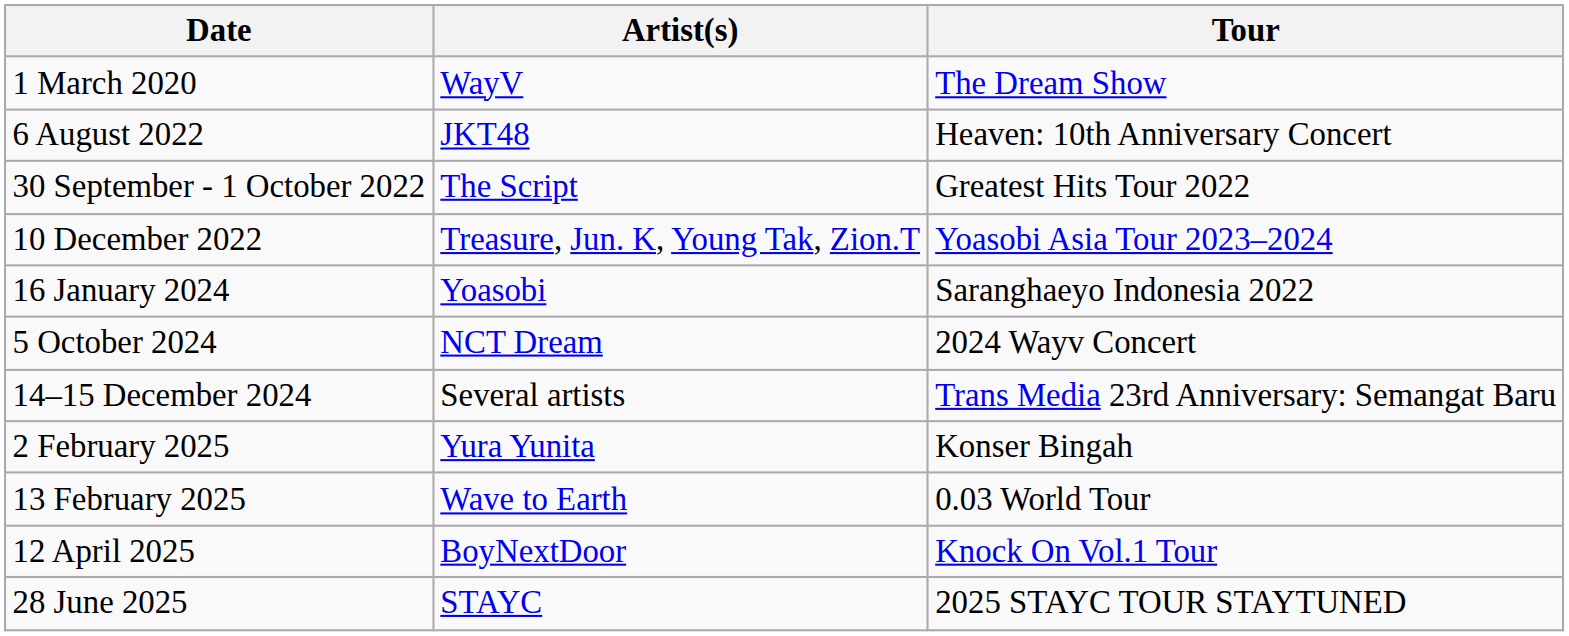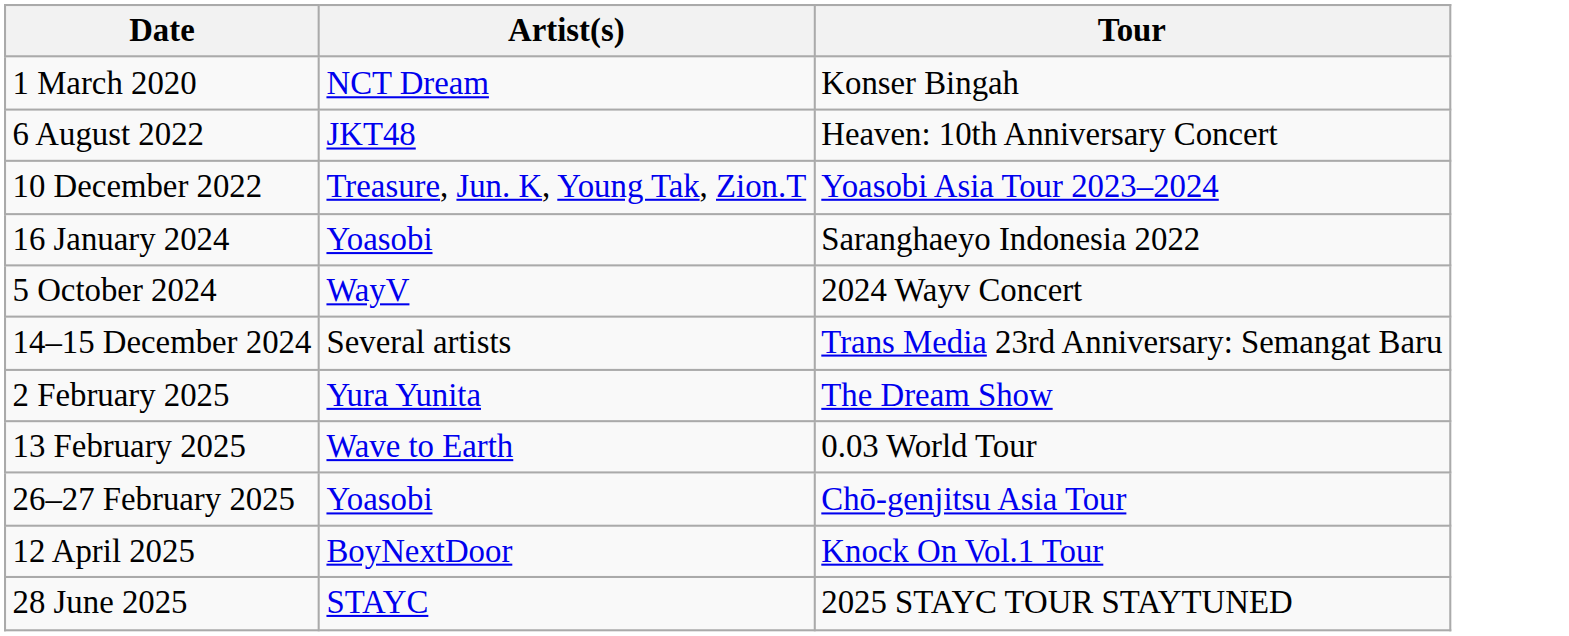(482, 82) WayV -> (408, 82) NCT Dream
(1051, 82) The Dream Show -> (920, 82) Konser Bingah
- row: (219, 186)
(522, 342) NCT Dream -> (368, 290) WayV
(1034, 446) Konser Bingah -> (937, 394) The Dream Show
+ row: (154, 498)
